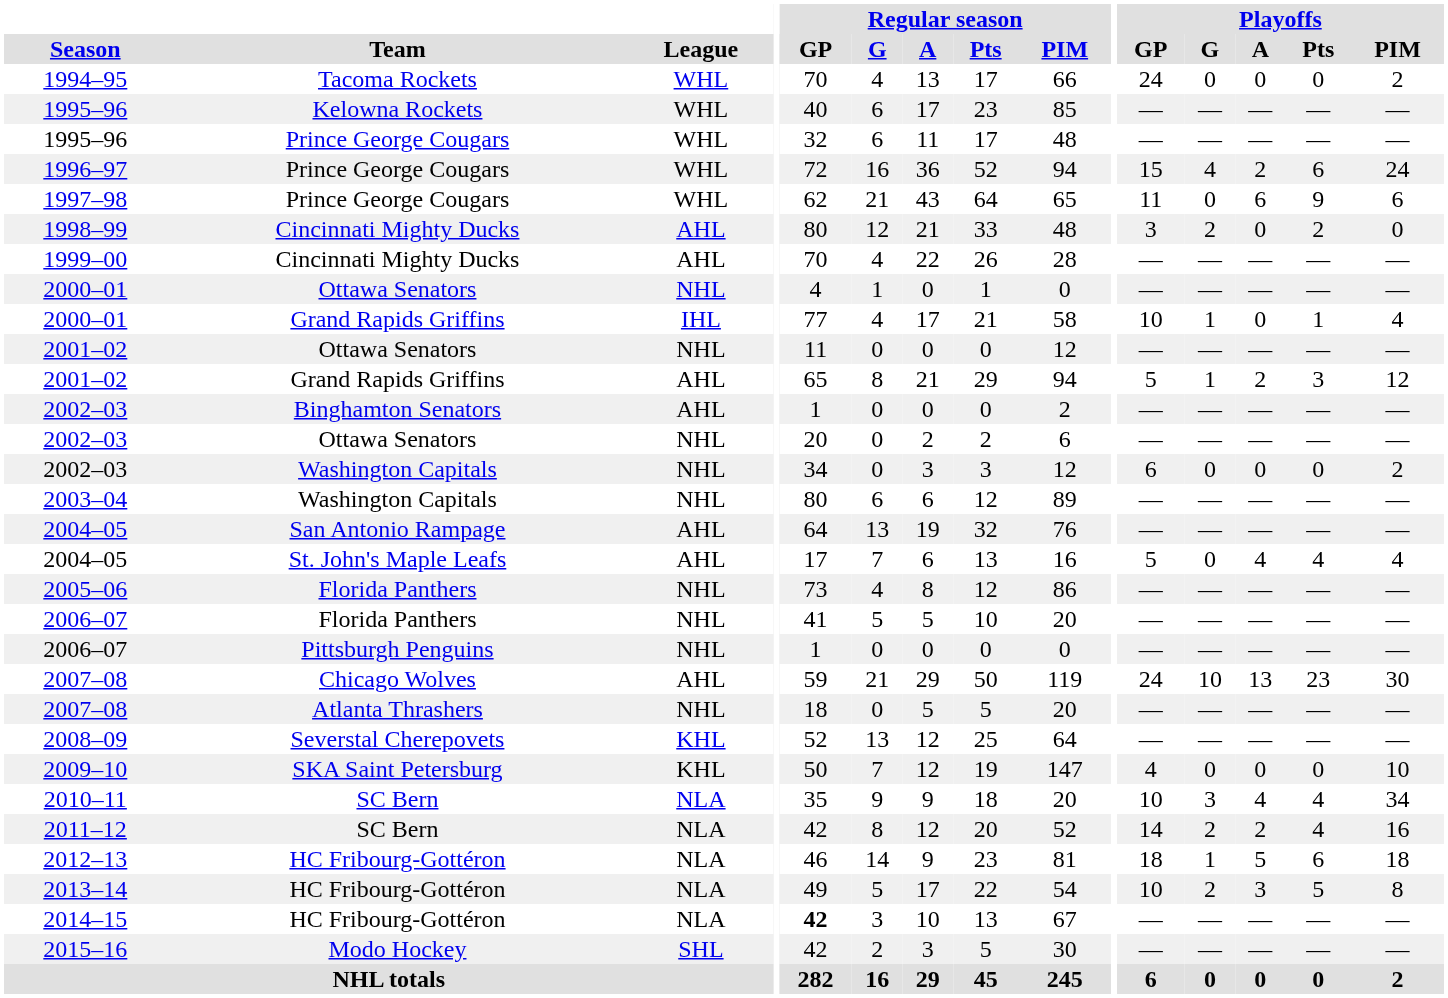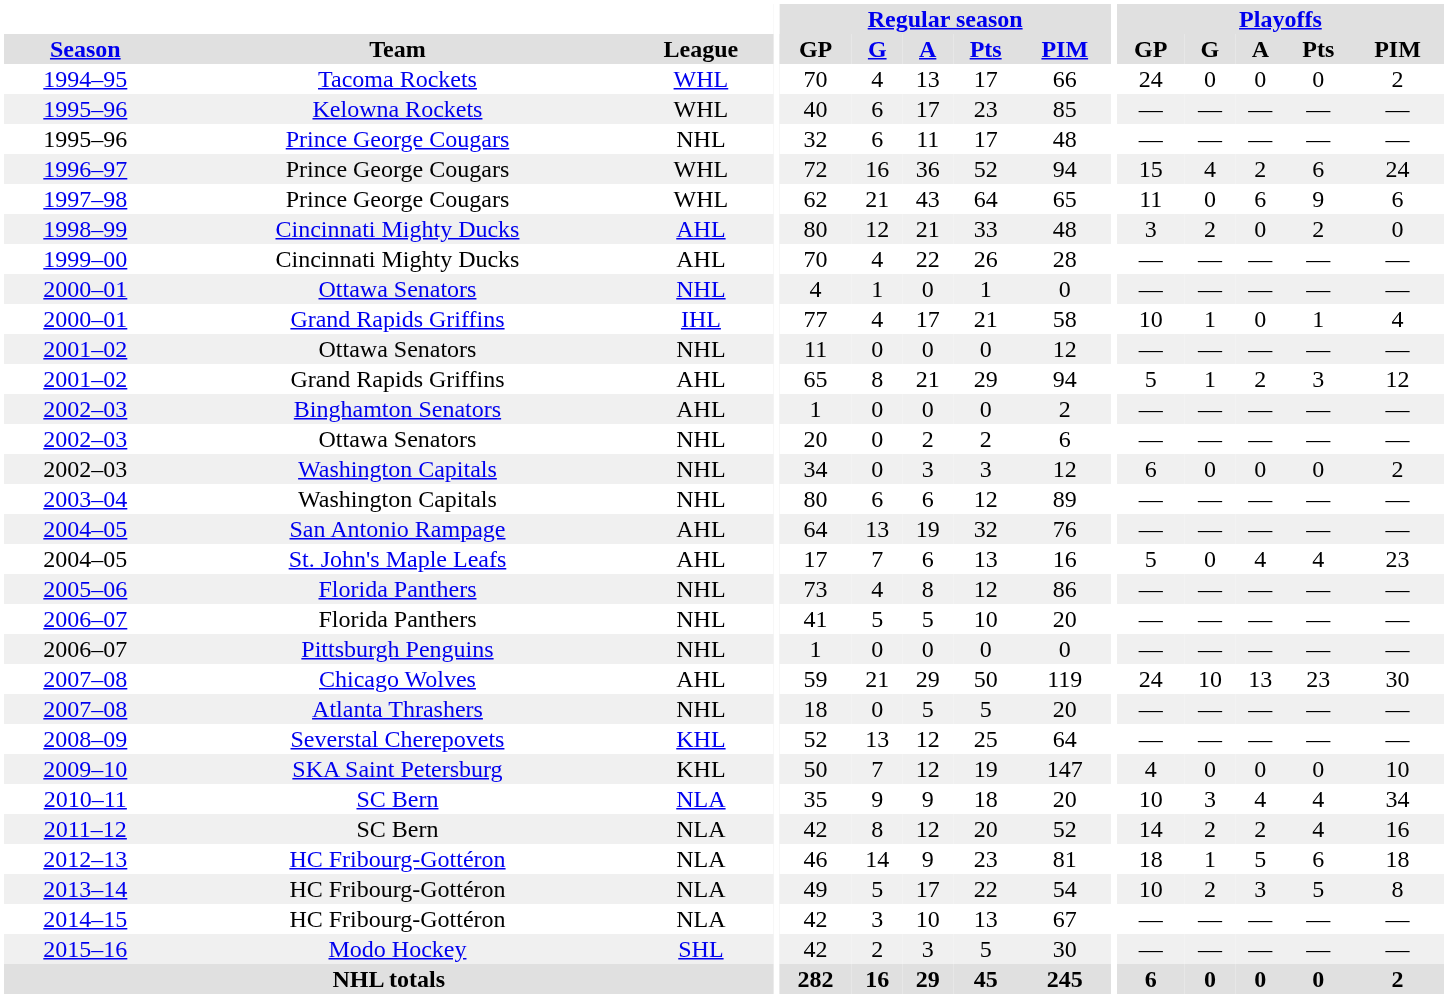(701, 138) WHL -> (701, 138) NHL
(1398, 558) 4 -> (1398, 558) 23
(816, 918) bold -> (816, 918) normal
